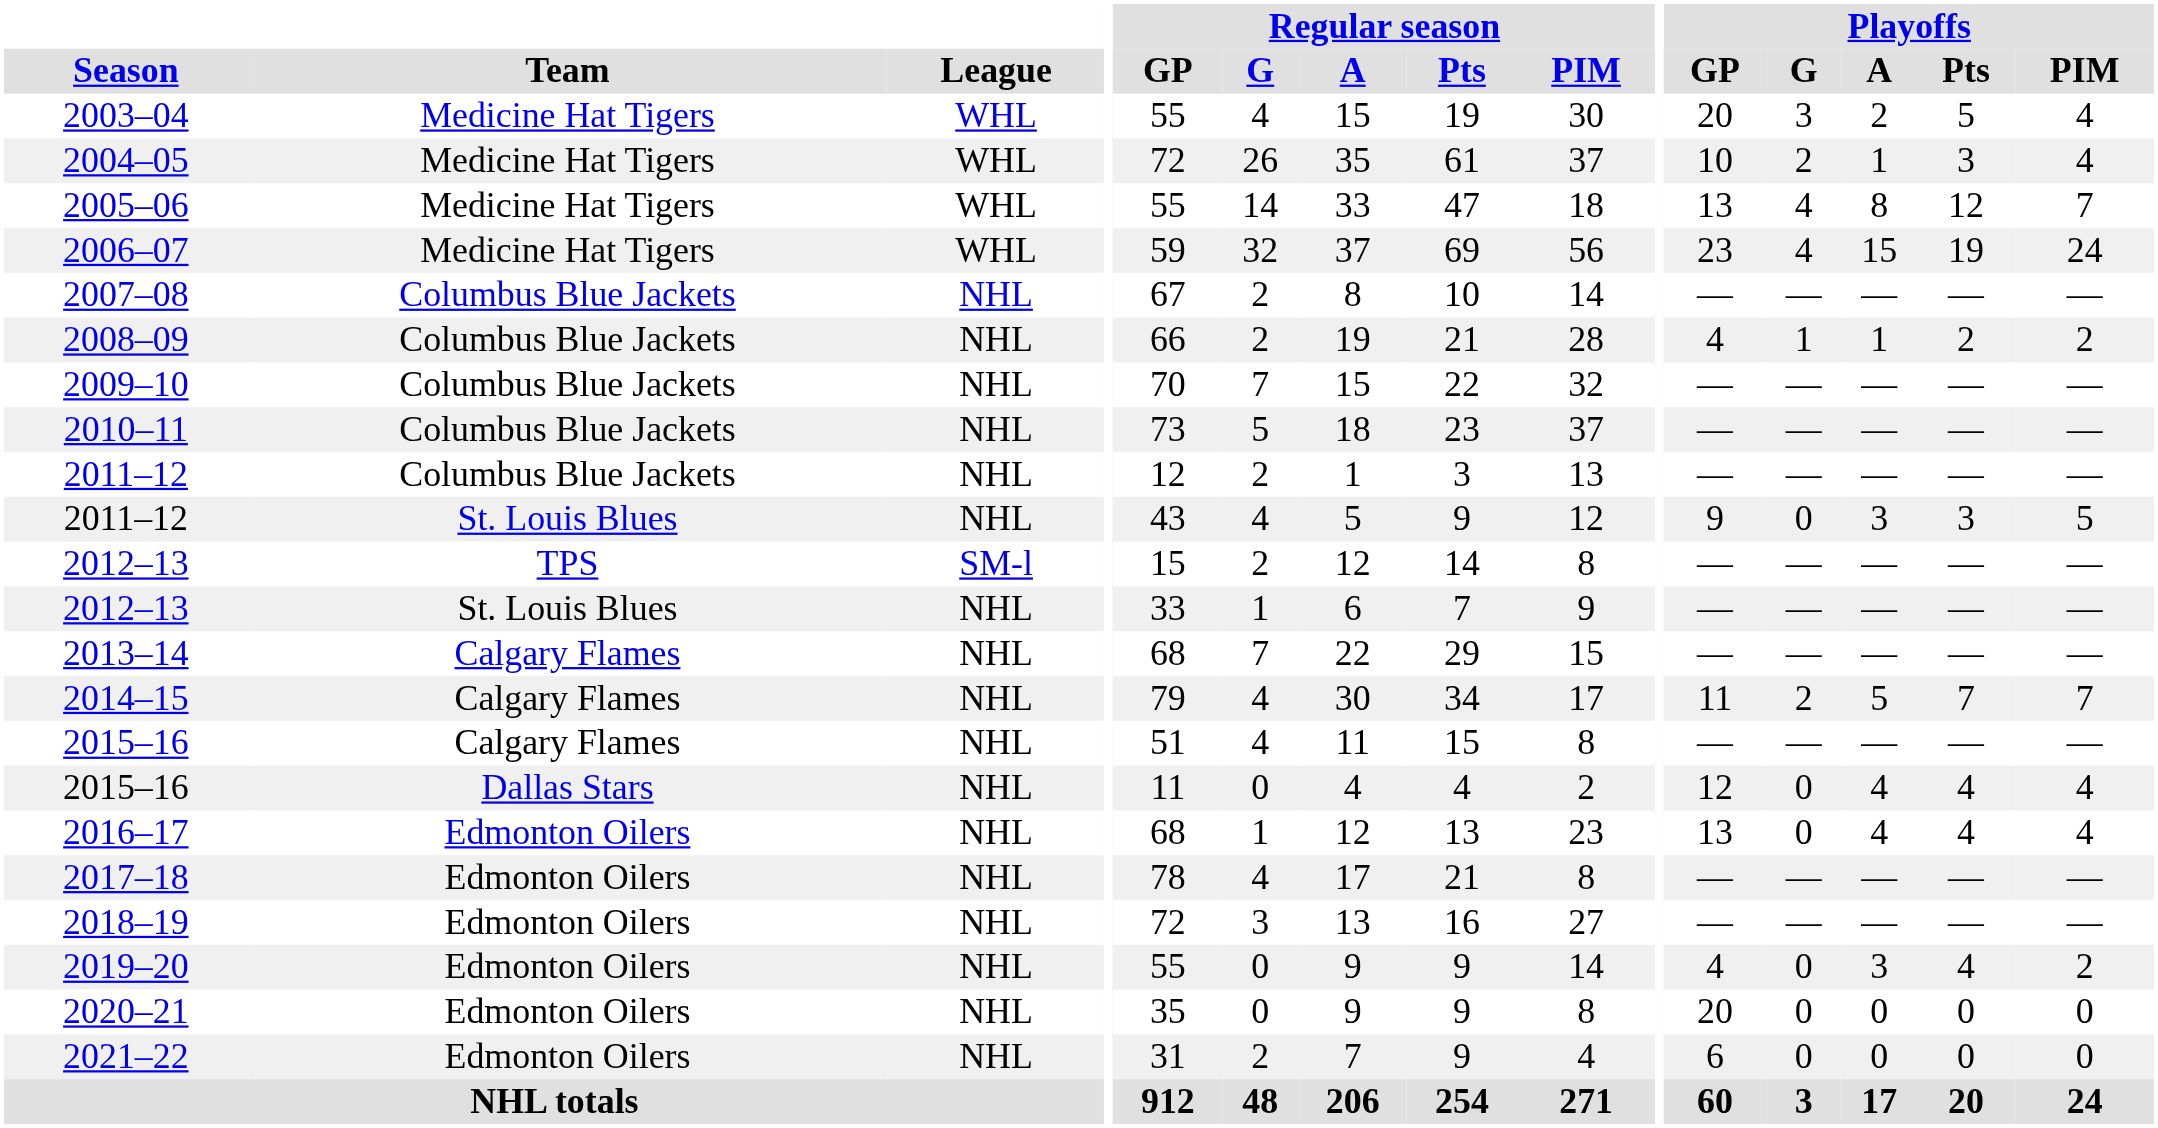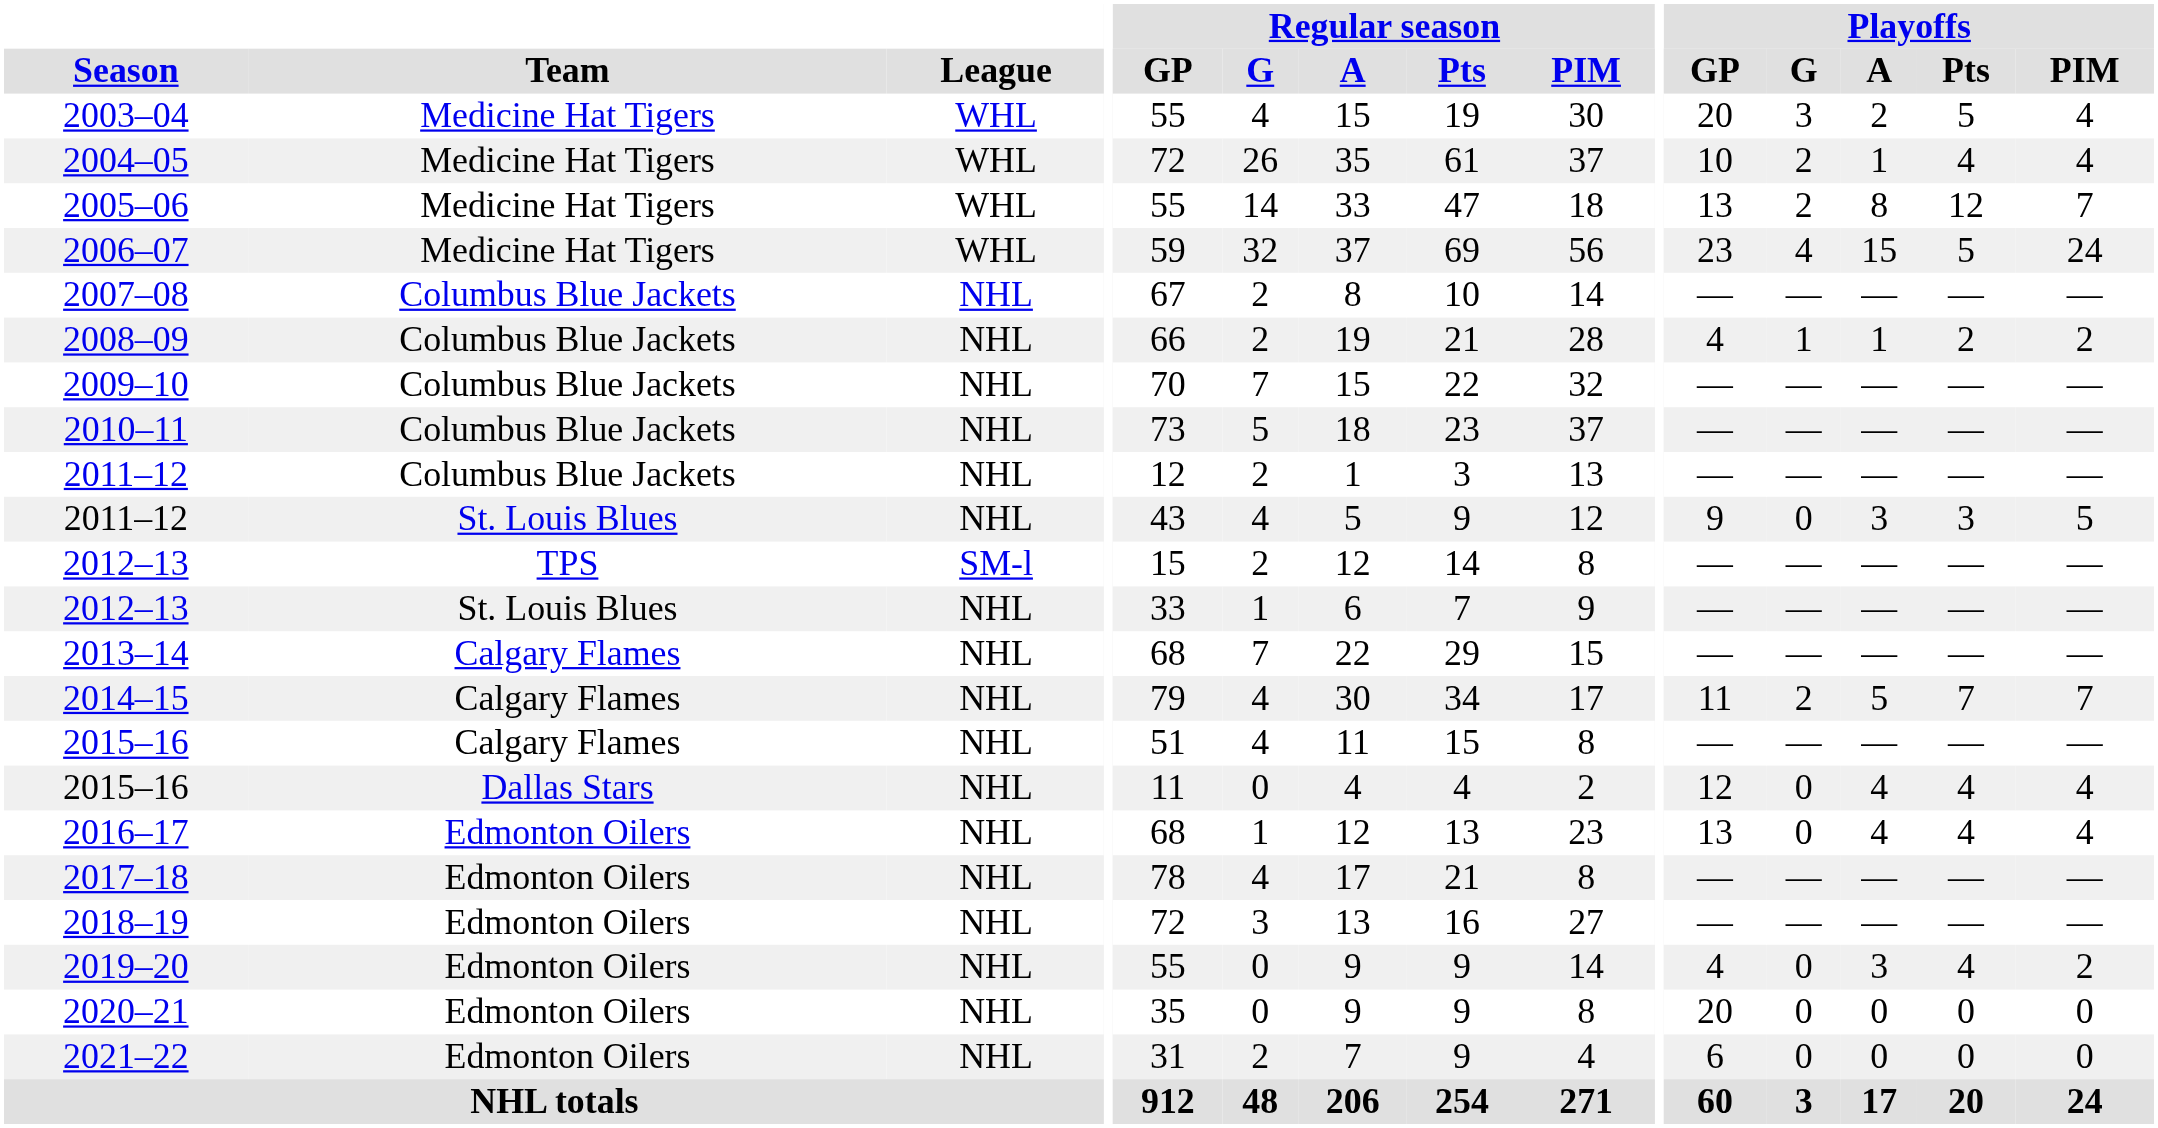(1966, 160) 3 -> (1966, 160) 4
(1804, 204) 4 -> (1804, 204) 2
(1966, 249) 19 -> (1966, 249) 5
